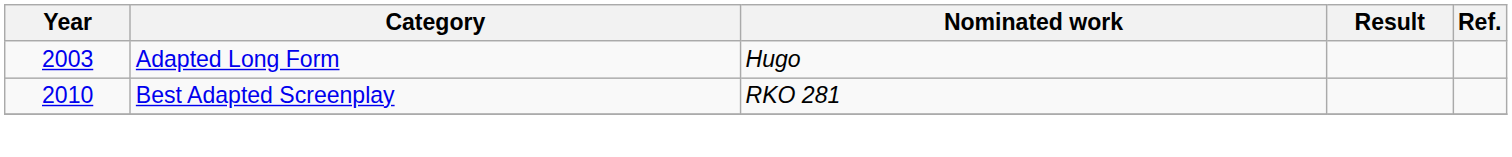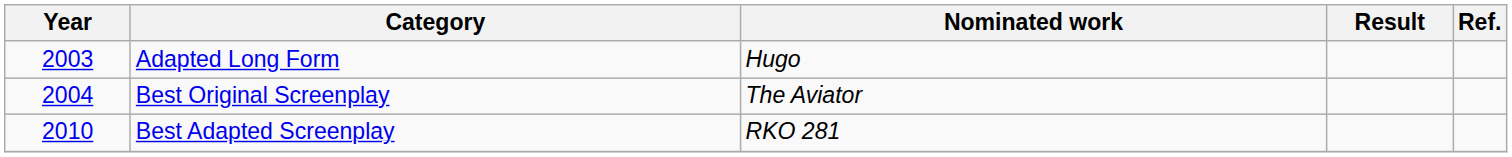+ row: (263, 95)
